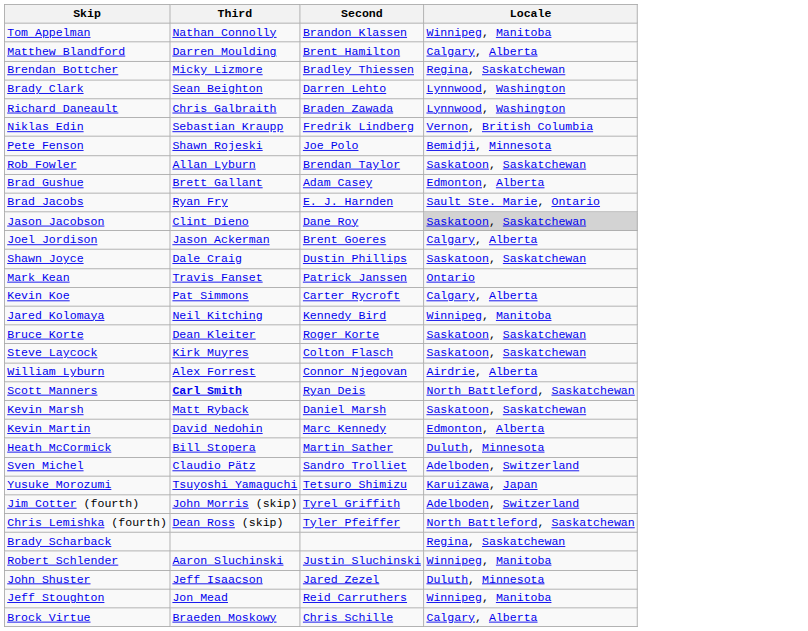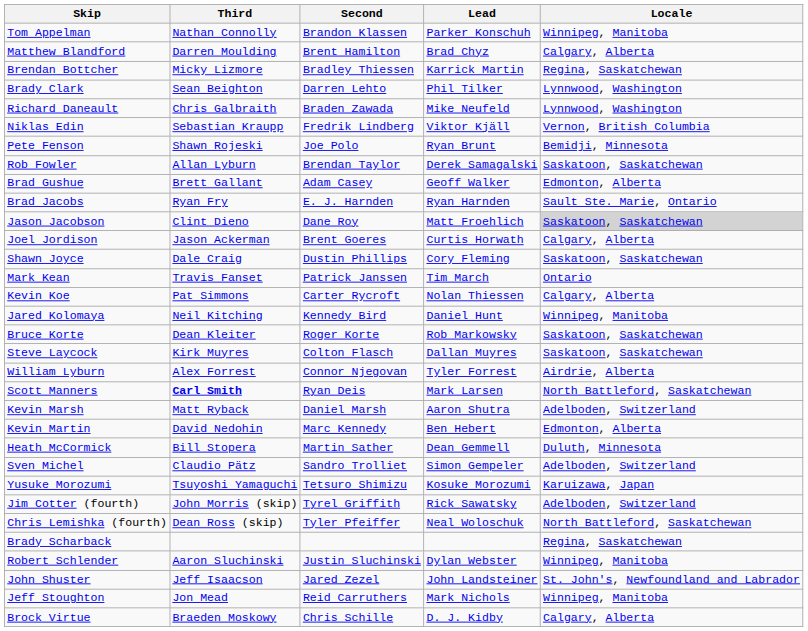+ column: (482, 14)
(506, 410) Saskatoon, Saskatchewan -> (619, 410) Adelboden, Switzerland
(485, 580) Duluth, Minnesota -> (672, 580) St. John's, Newfoundland and Labrador
